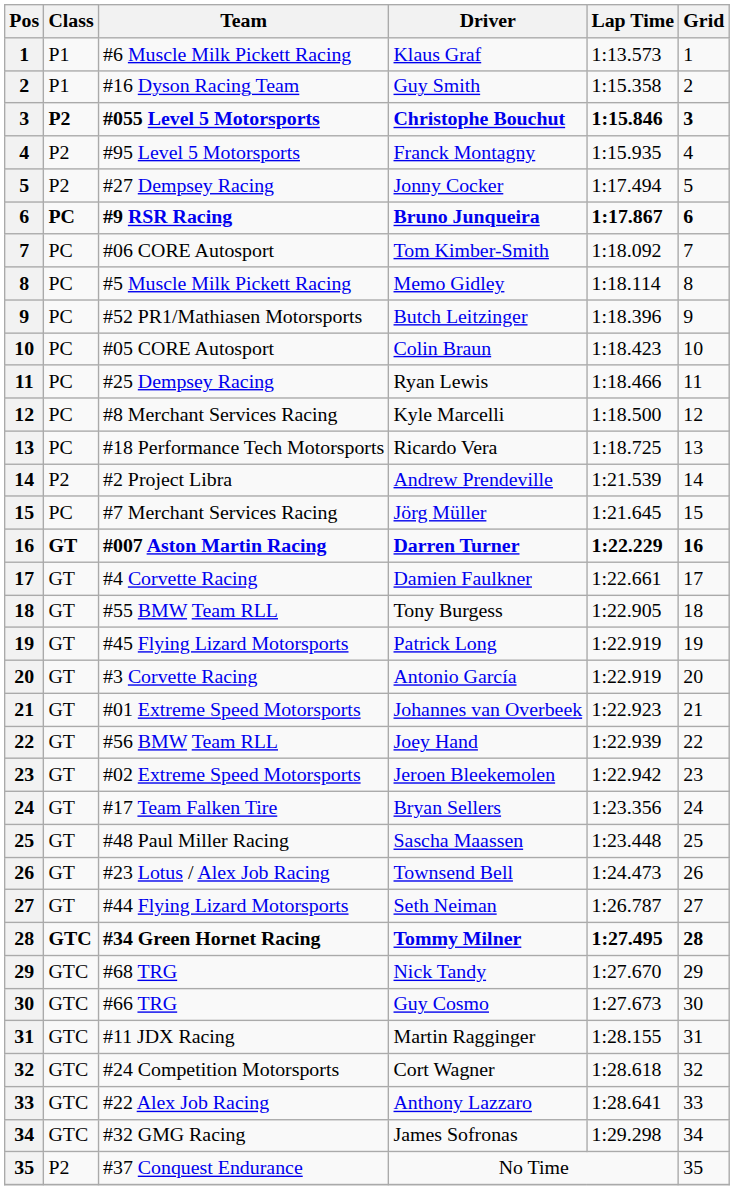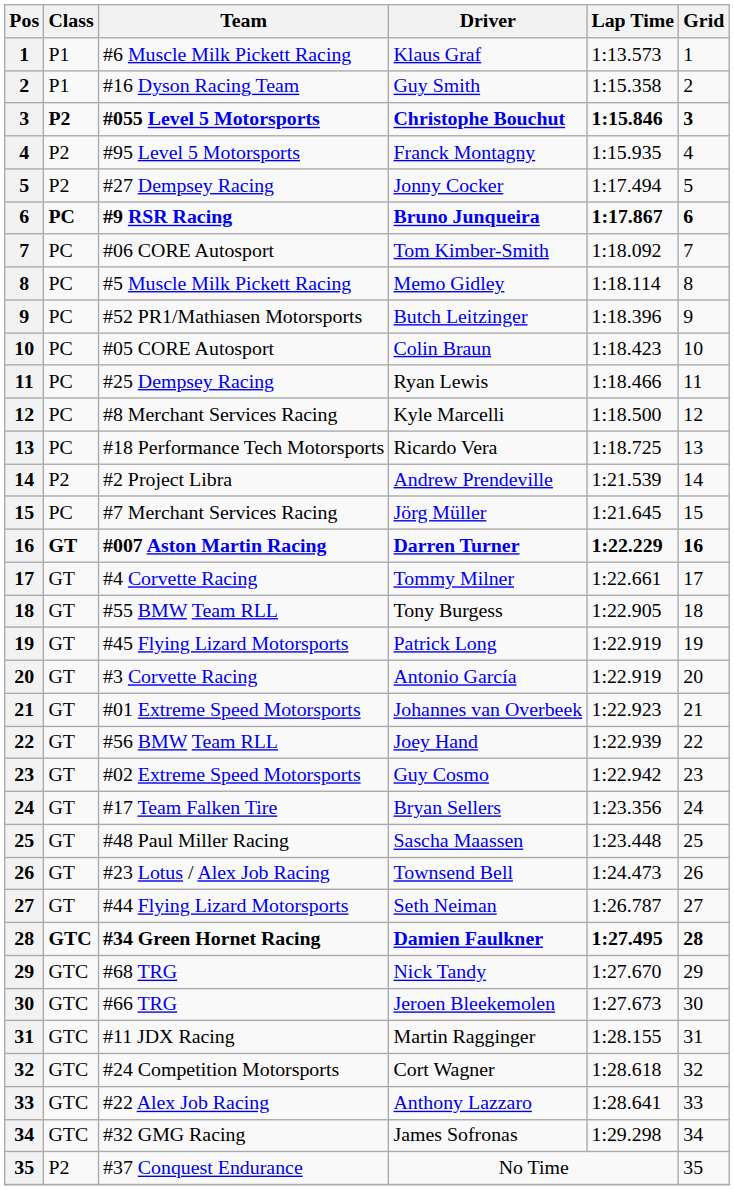(463, 578) Damien Faulkner -> (454, 578) Tommy Milner
(474, 775) Jeroen Bleekemolen -> (441, 775) Guy Cosmo
(457, 938) Tommy Milner -> (468, 938) Damien Faulkner
(441, 1004) Guy Cosmo -> (474, 1004) Jeroen Bleekemolen
